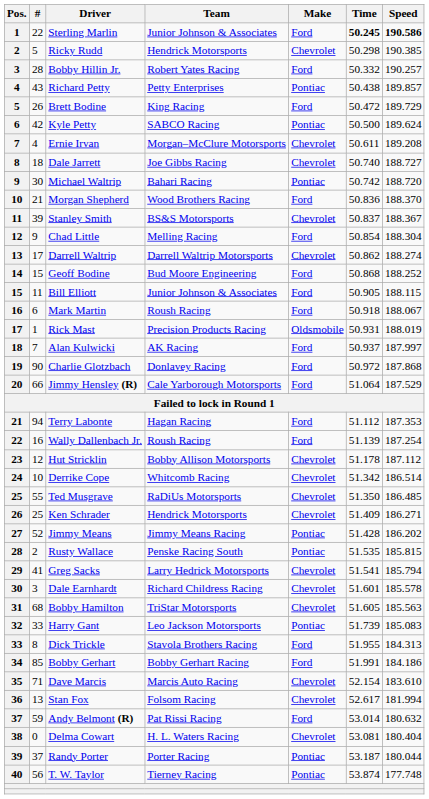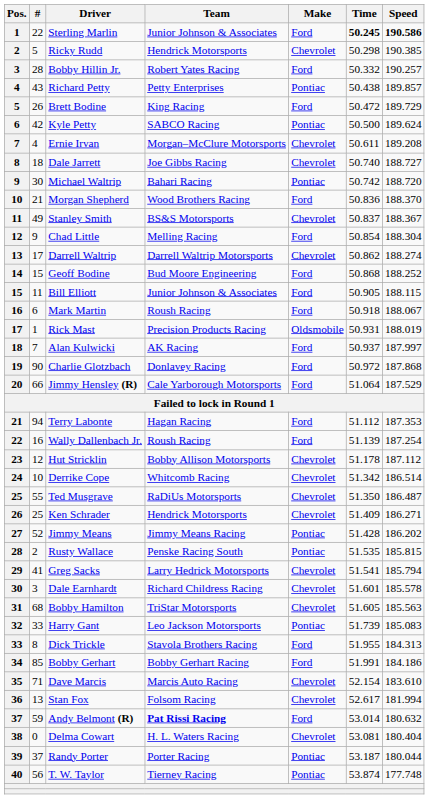(37, 217) 39 -> (37, 217) 49
(403, 496) 186.485 -> (403, 496) 186.487
(184, 718) normal -> (187, 718) bold
